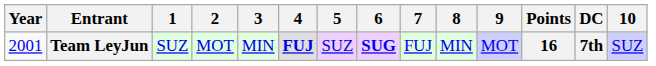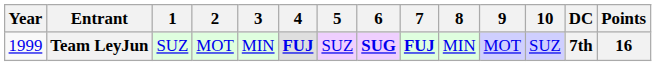columns swapped: (627, 18) <-> (549, 18)
(25, 45) 2001 -> (25, 45) 1999
(418, 45) normal -> (419, 45) bold
